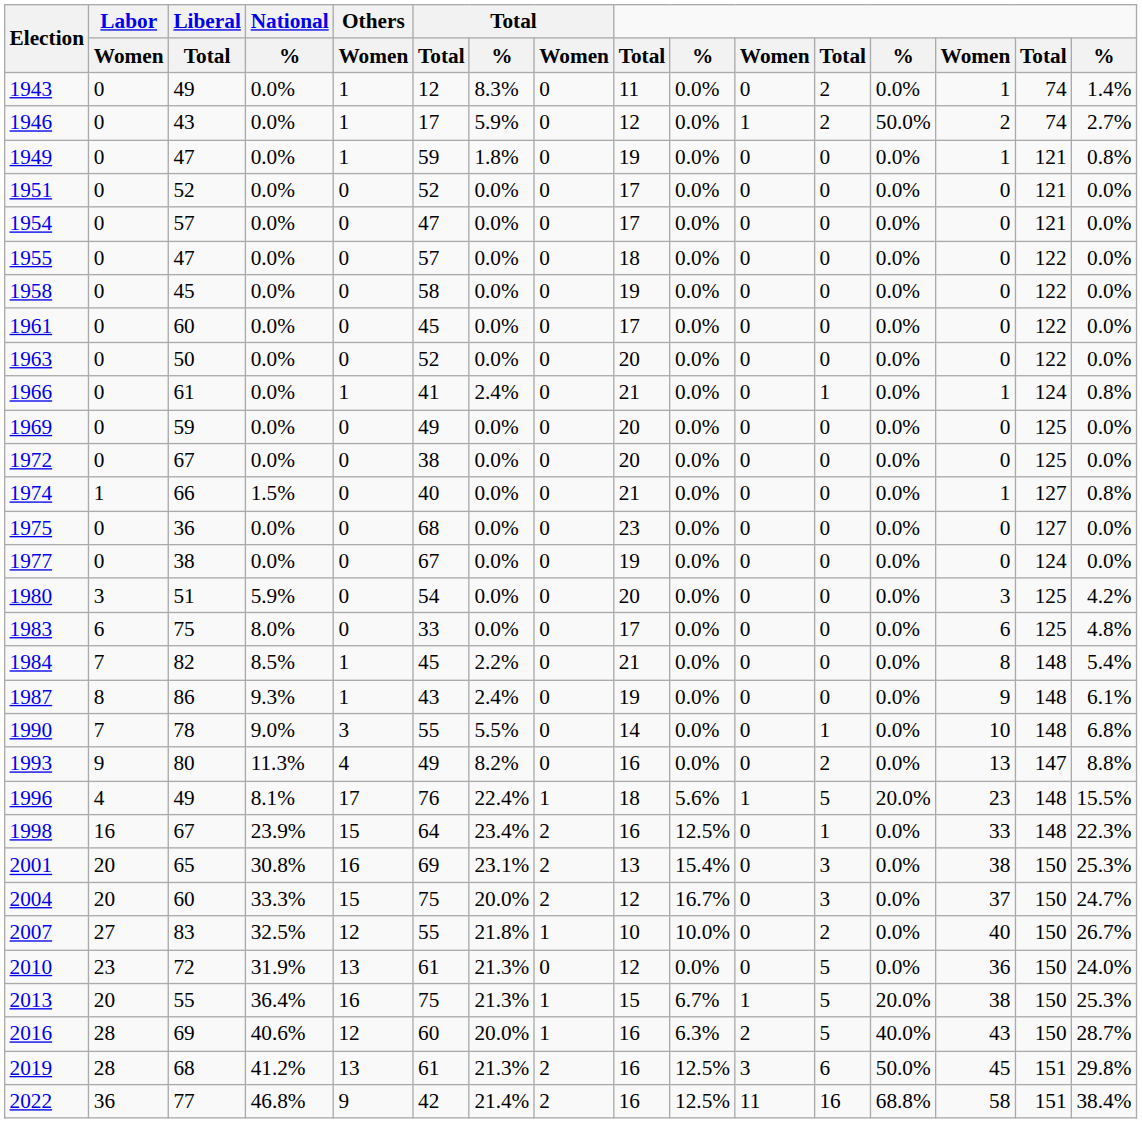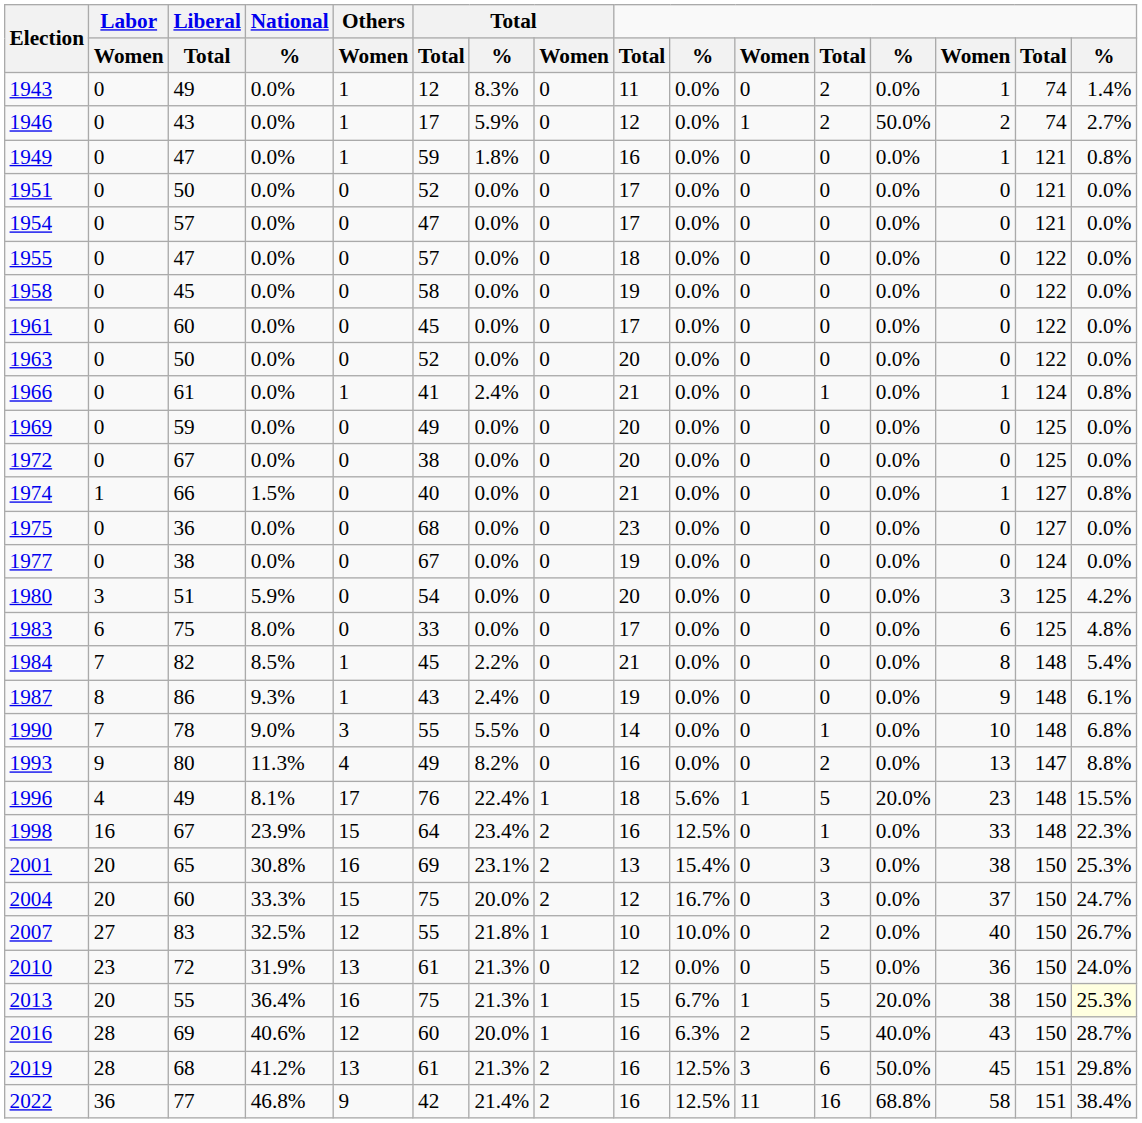(629, 156) 19 -> (629, 156) 16
(184, 190) 52 -> (184, 190) 50
(1104, 1000) no background -> (1104, 1000) lightyellow background
